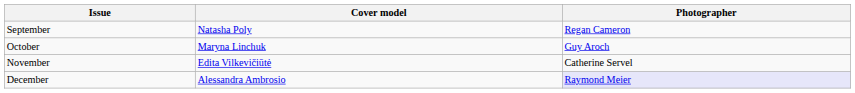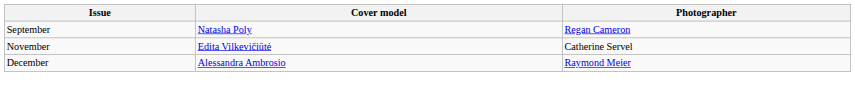- row: (23, 46)
(598, 80) lavender background -> (598, 63) no background
